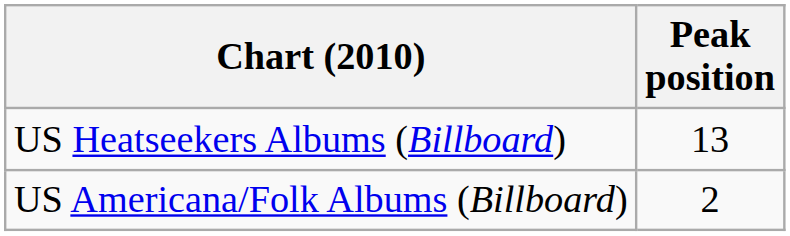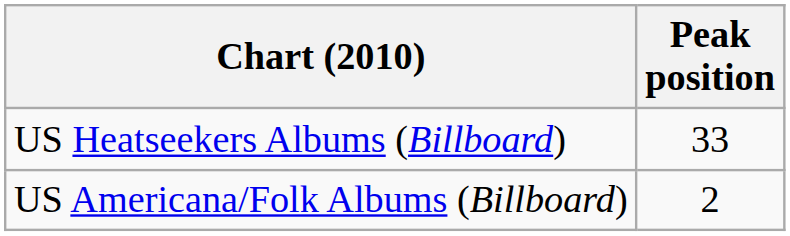(710, 138) 13 -> (710, 138) 33
